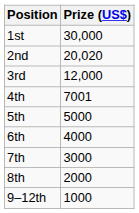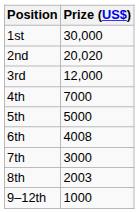(78, 96) 7001 -> (78, 96) 7000
(78, 137) 4000 -> (78, 137) 4008
(78, 177) 2000 -> (78, 177) 2003
